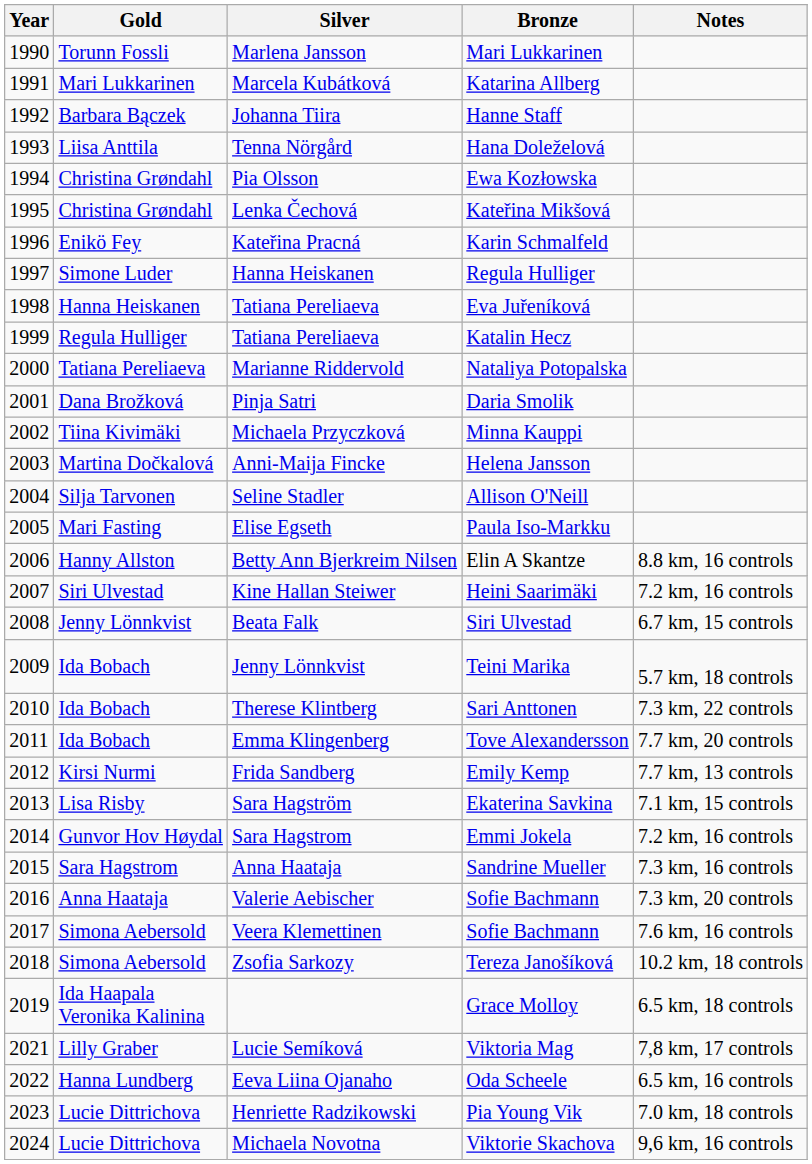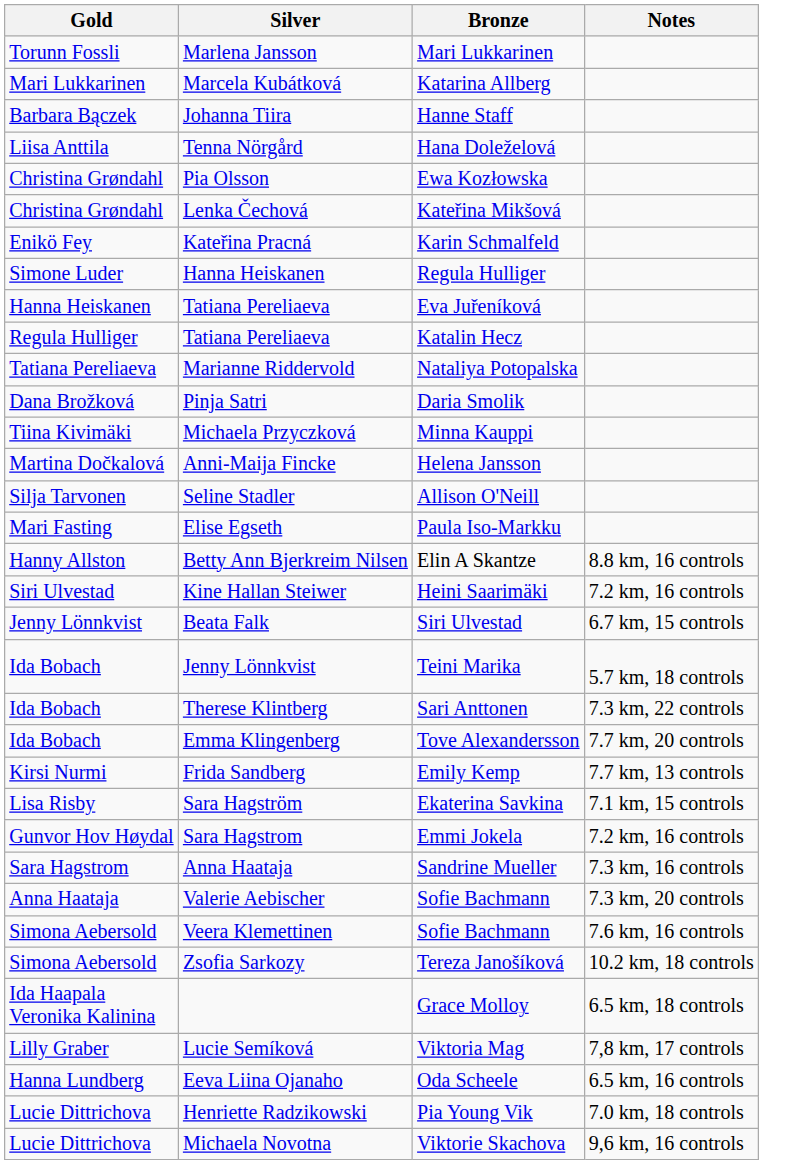- column: (29, 20)
